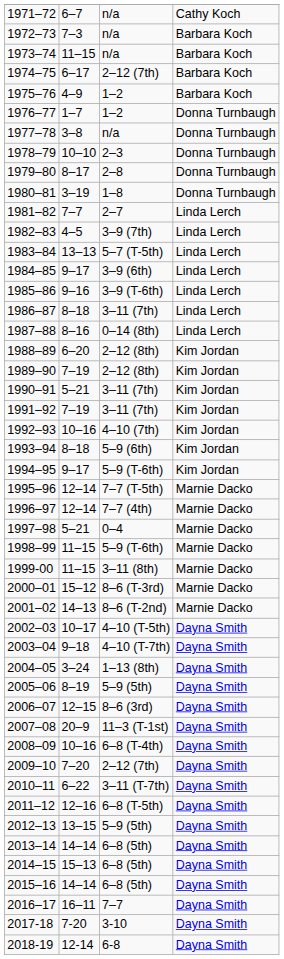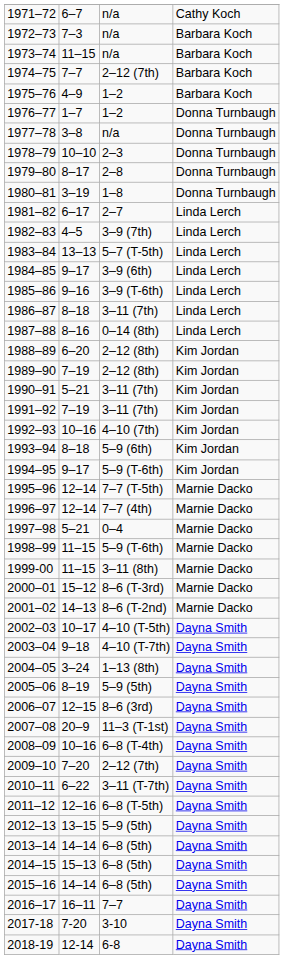(75, 73) 6–17 -> (72, 73) 7–7
(72, 212) 7–7 -> (75, 212) 6–17
